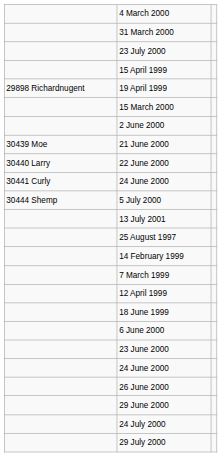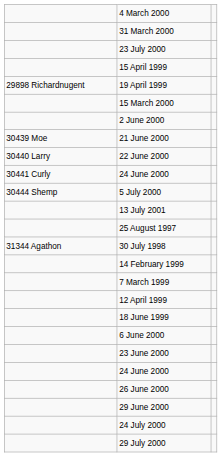+ row: (34, 246)
